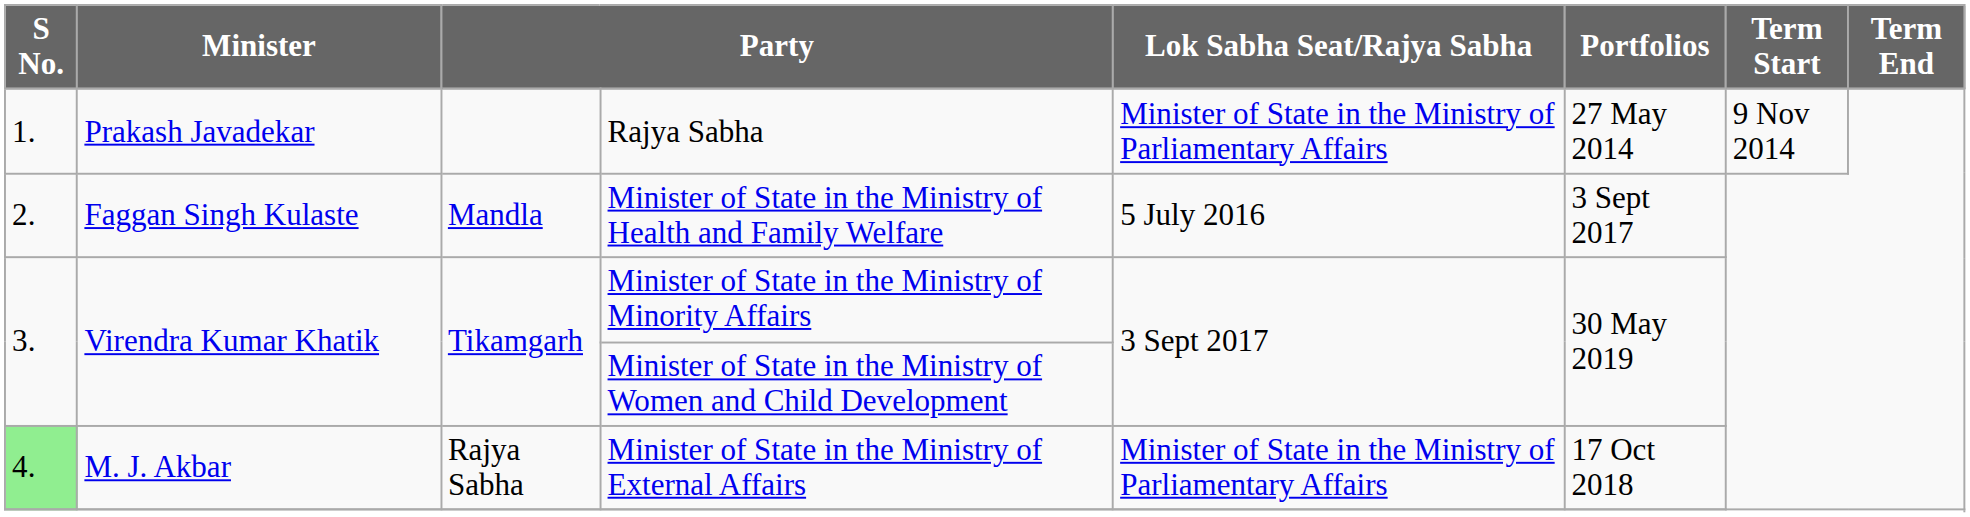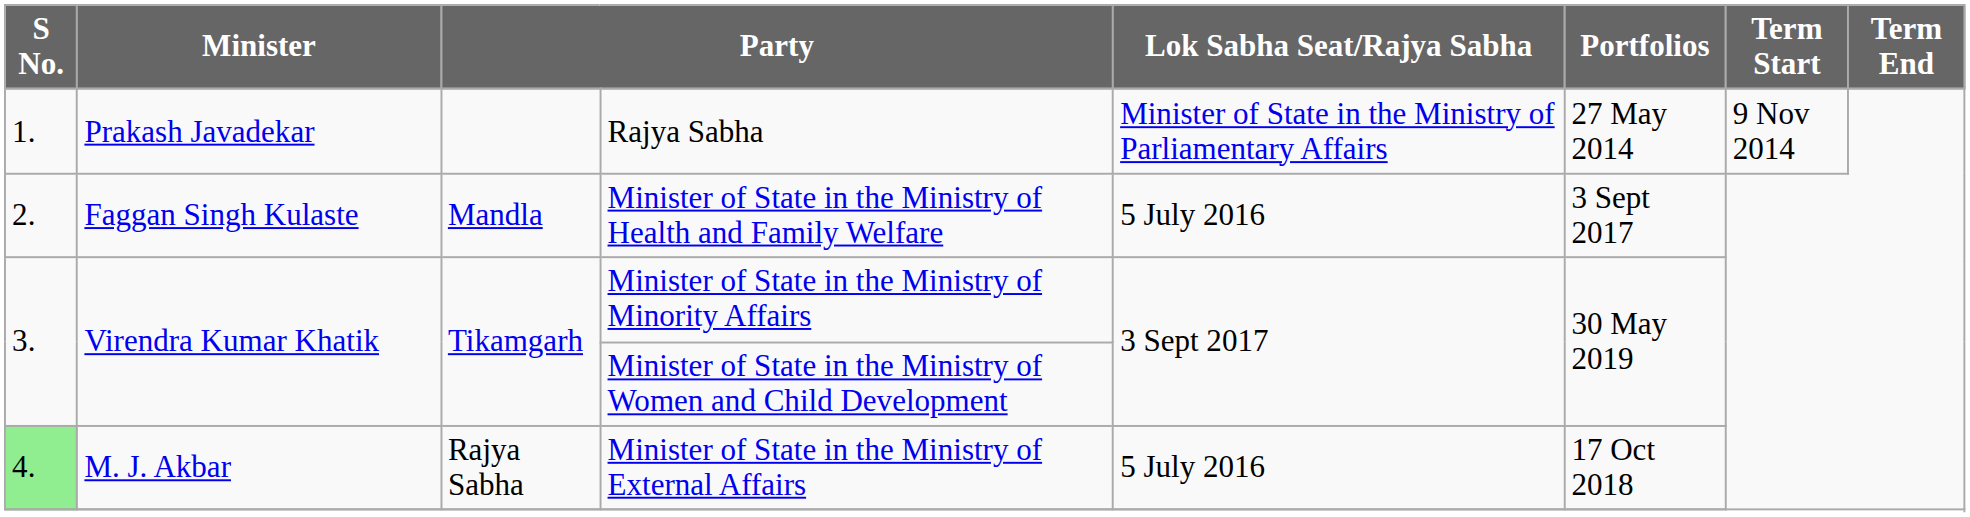(1337, 467) Minister of State in the Ministry of Parliamentary Affairs -> (1193, 467) 5 July 2016
